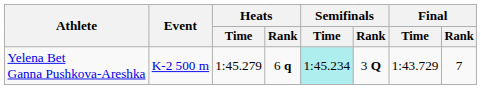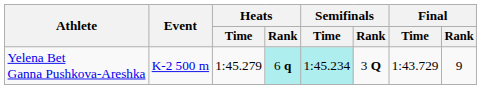(283, 66) no background -> (283, 66) paleturquoise background
(459, 66) 7 -> (459, 66) 9
